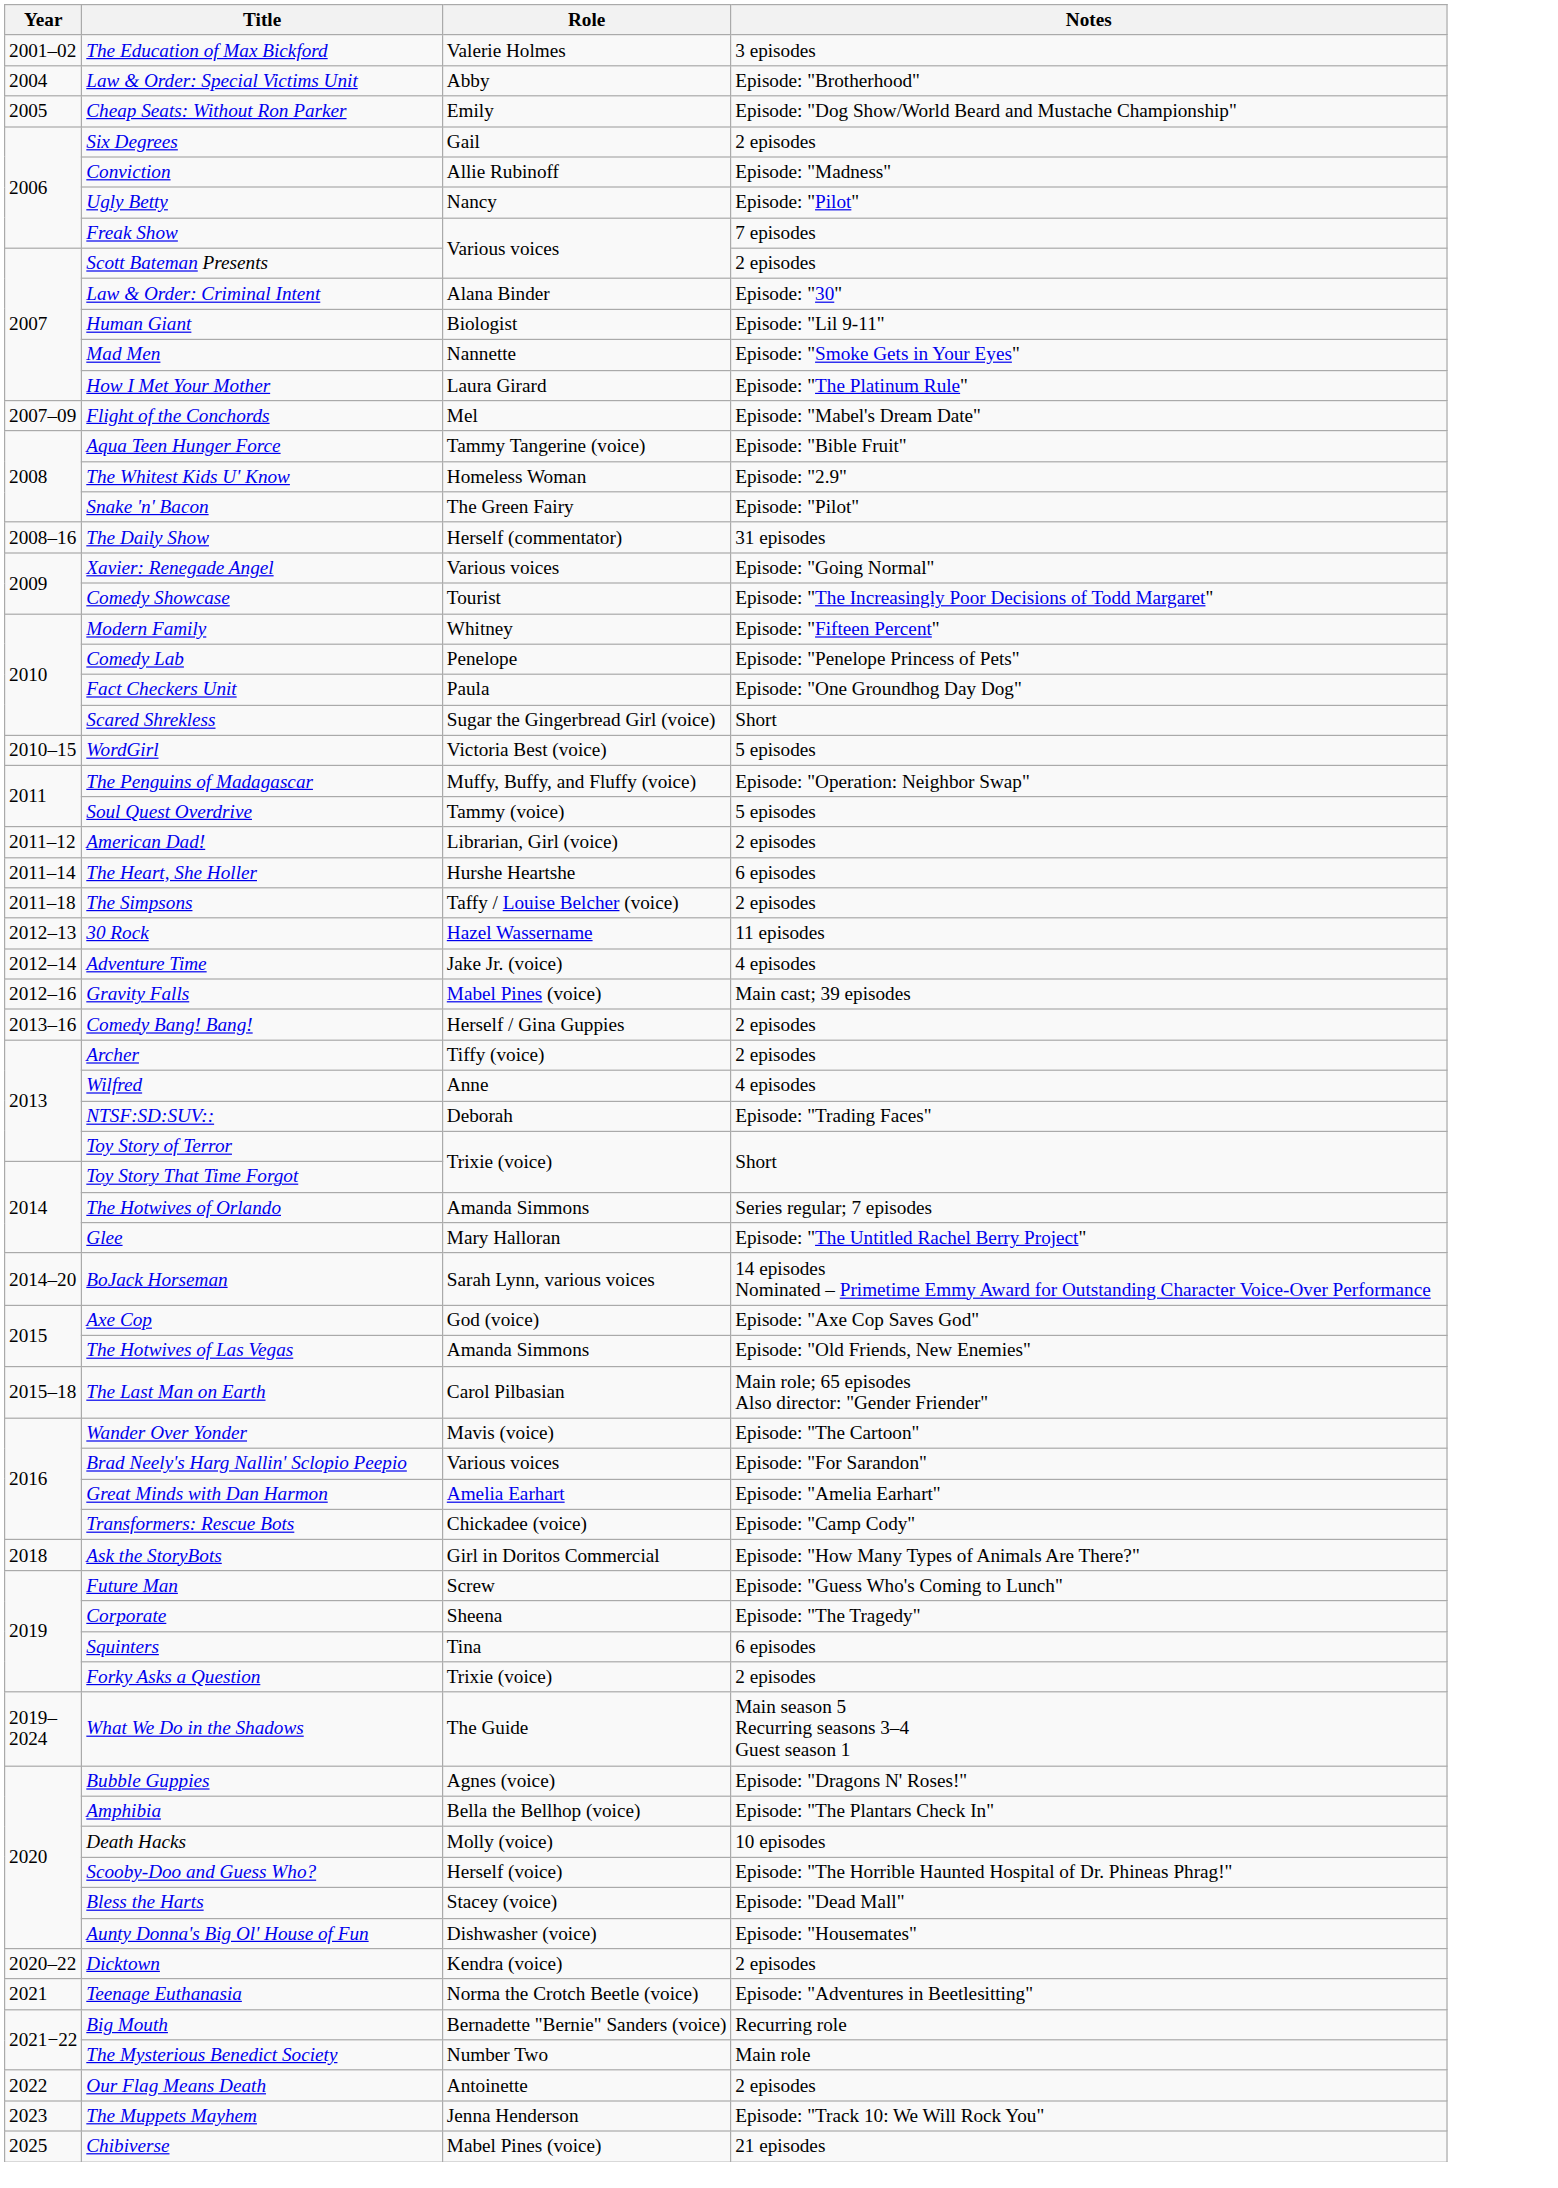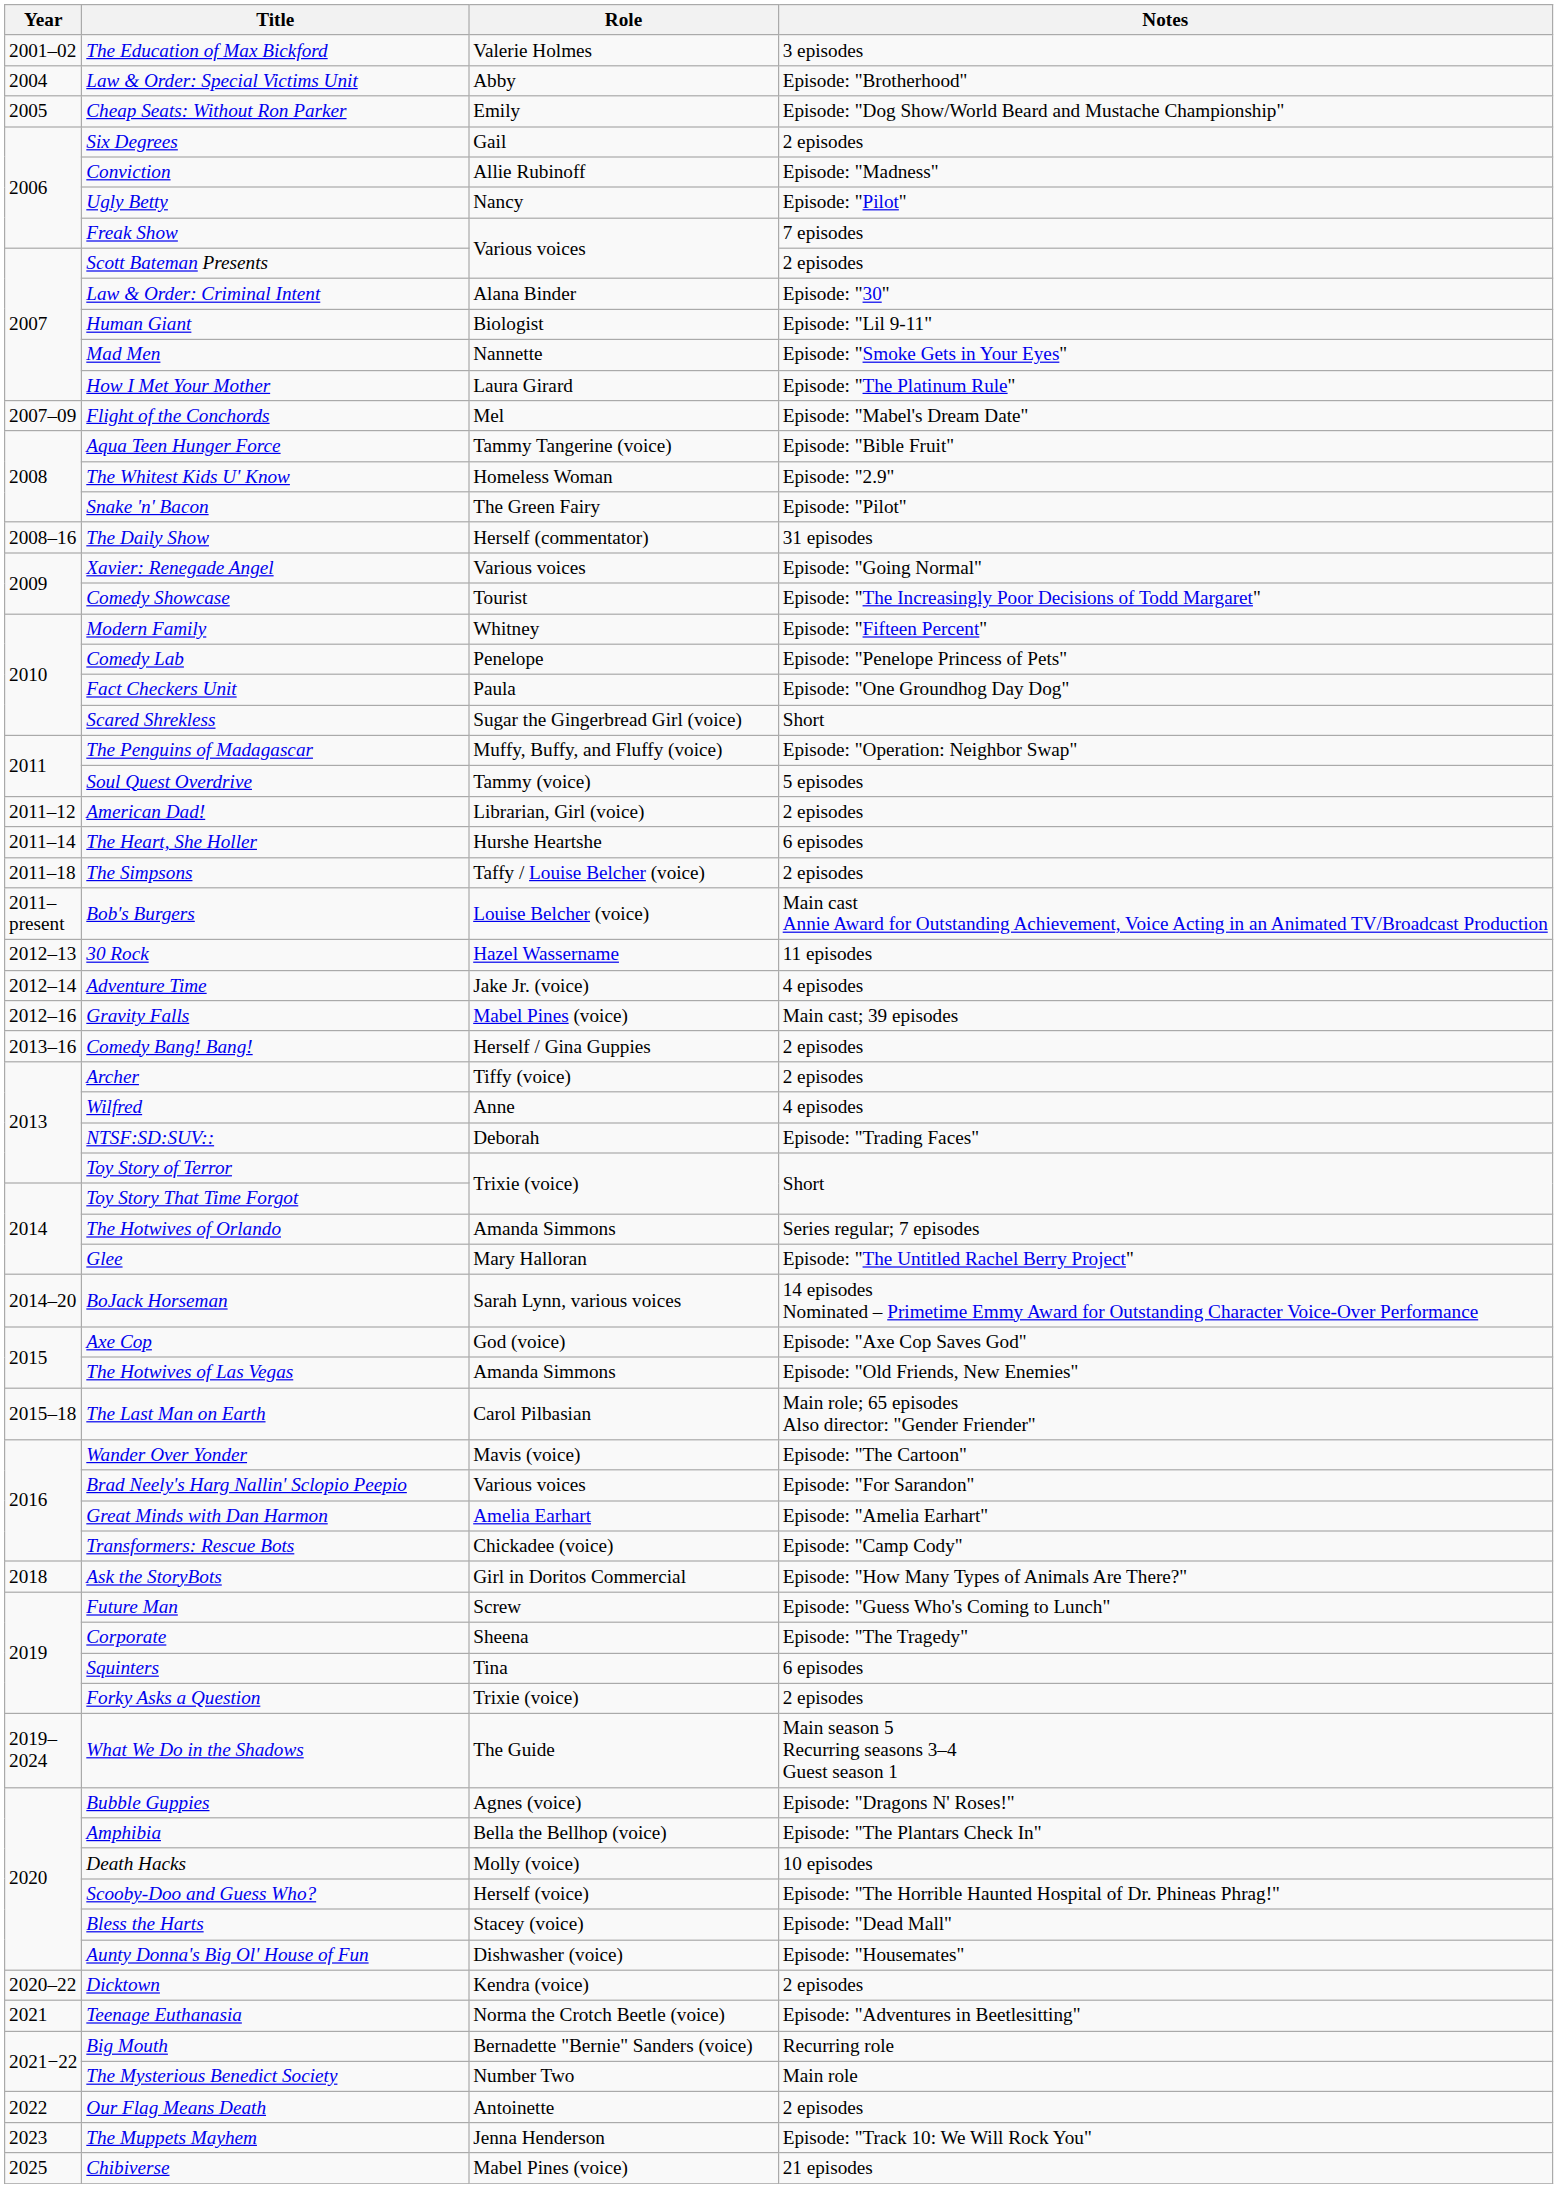- row: (122, 750)
+ row: (141, 913)
